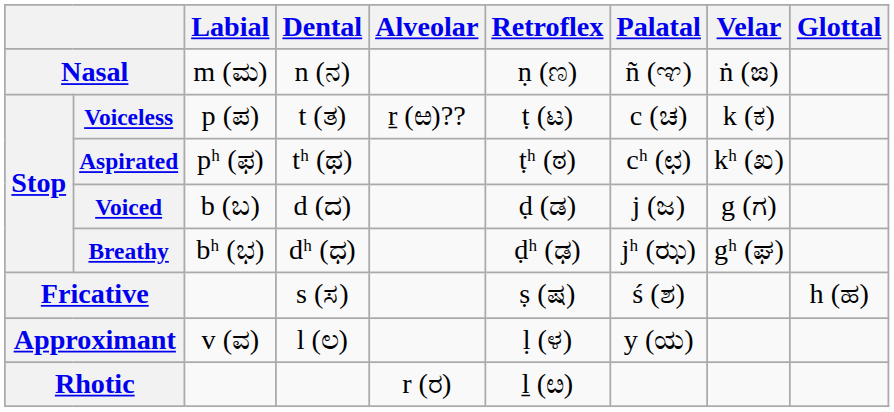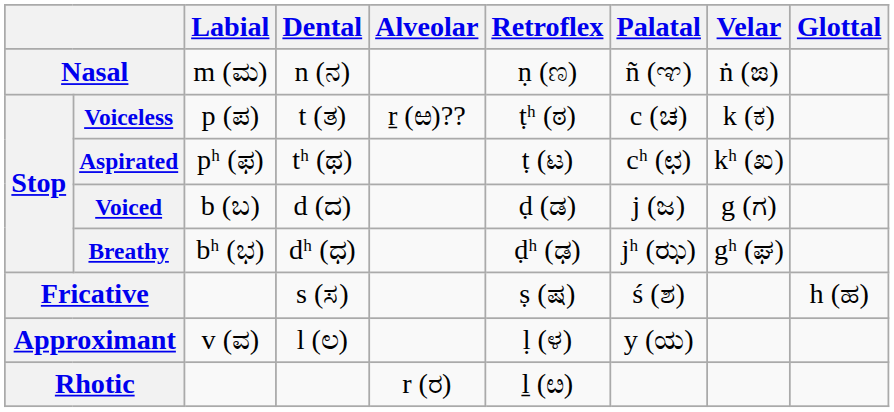(547, 116) ṭ (ಟ) -> (547, 116) ṭʰ (ಠ)
(547, 160) ṭʰ (ಠ) -> (547, 160) ṭ (ಟ)
